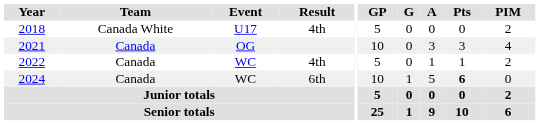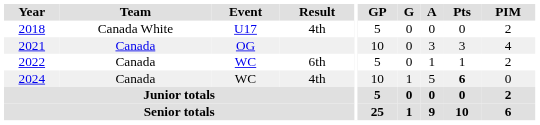(317, 62) 4th -> (317, 62) 6th
(317, 78) 6th -> (317, 78) 4th
